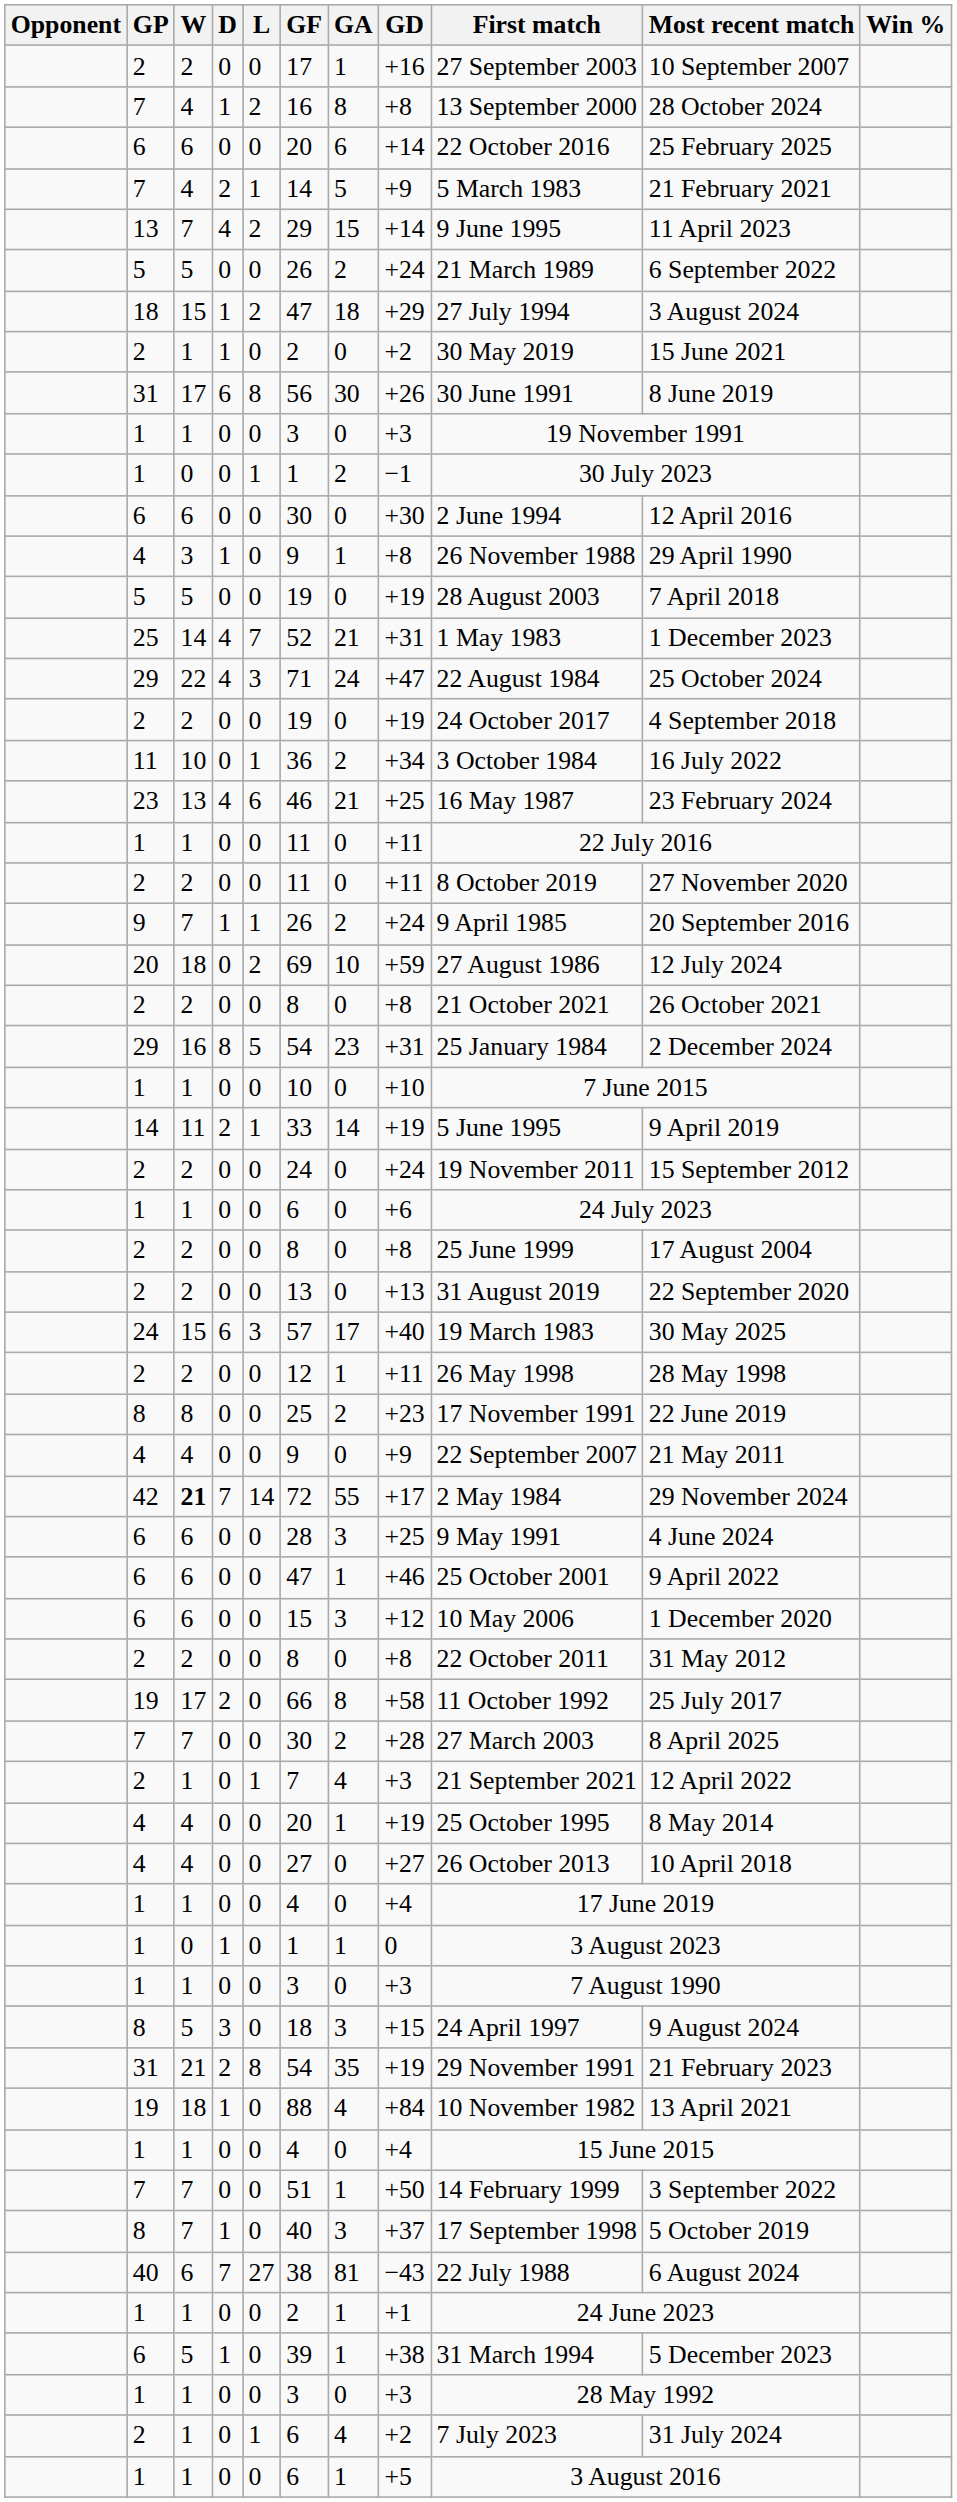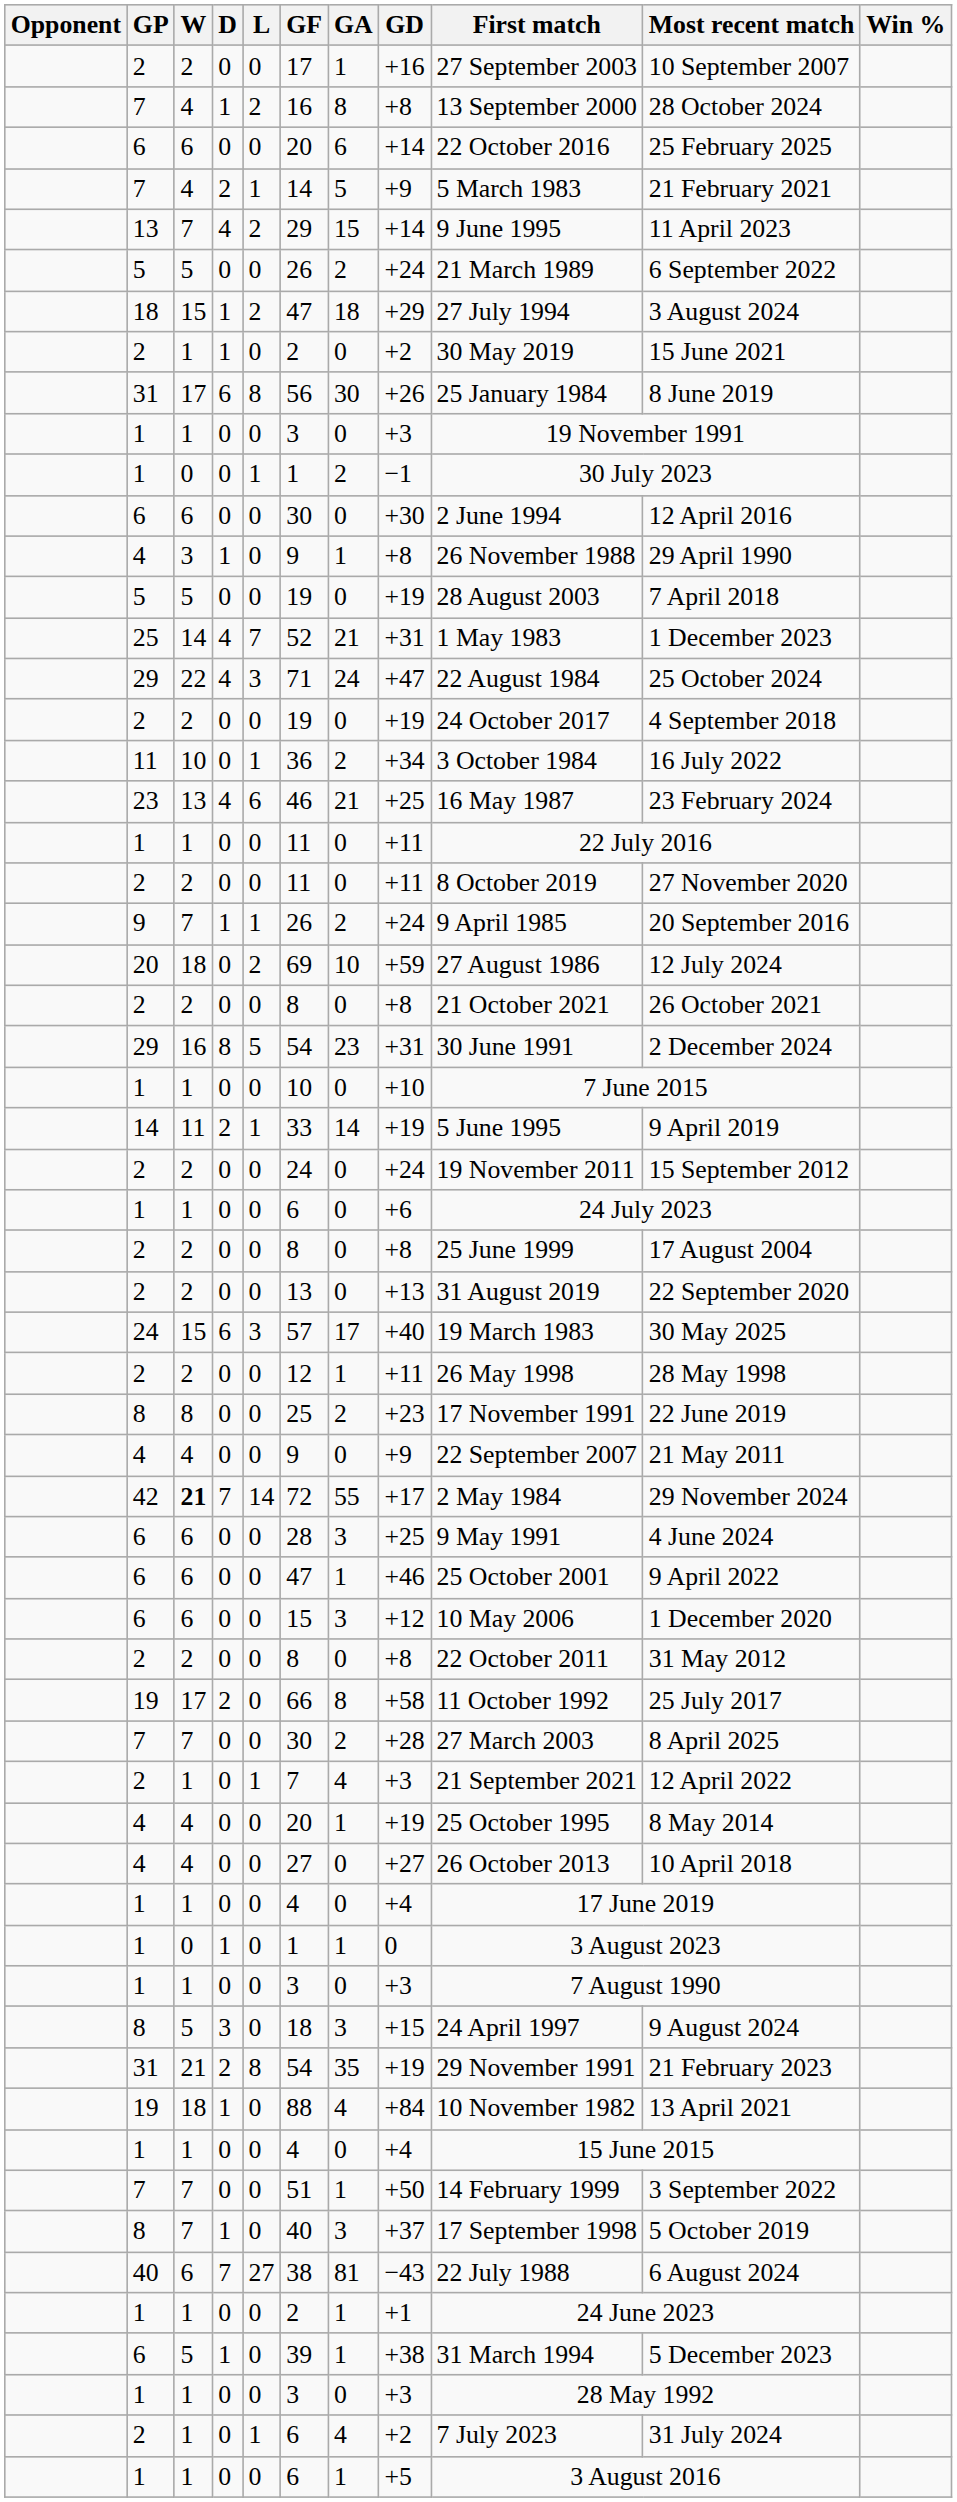(505, 392) 30 June 1991 -> (522, 392) 25 January 1984
(522, 1046) 25 January 1984 -> (505, 1046) 30 June 1991
